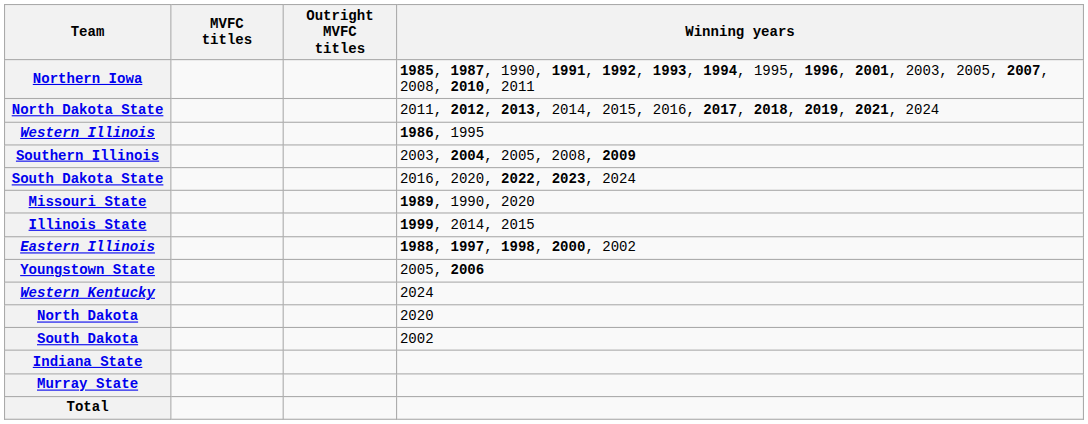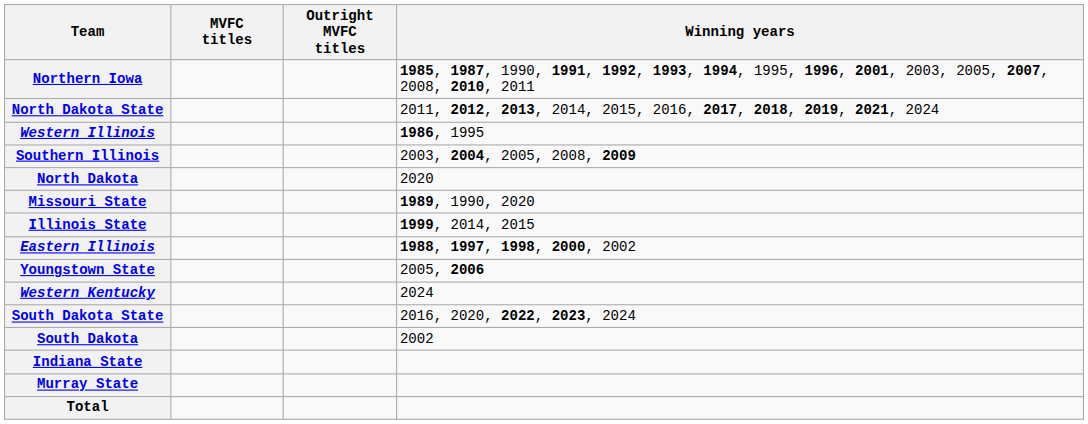rows swapped: (88, 179) <-> (88, 316)
